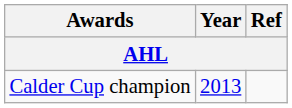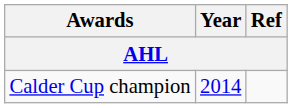(221, 86) 2013 -> (221, 86) 2014
